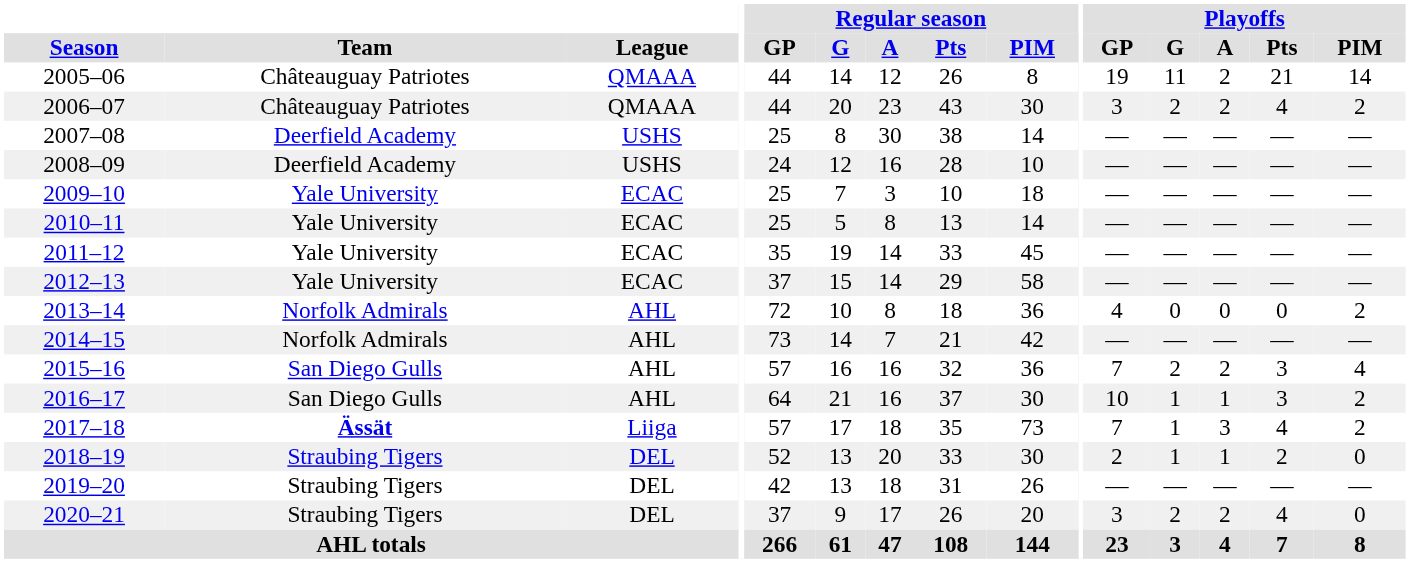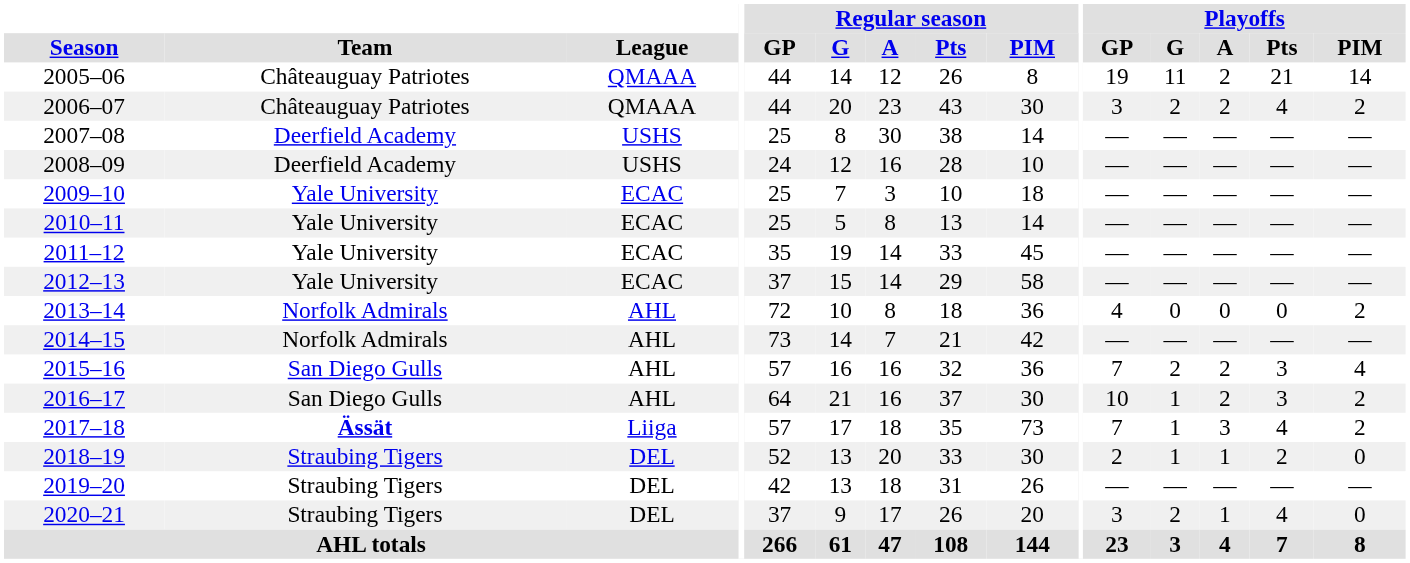(1225, 397) 1 -> (1225, 397) 2
(1225, 514) 2 -> (1225, 514) 1
